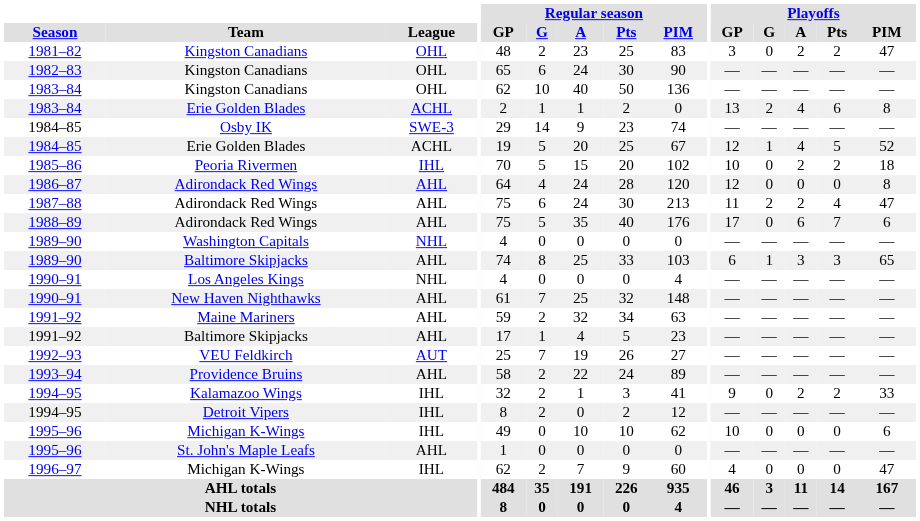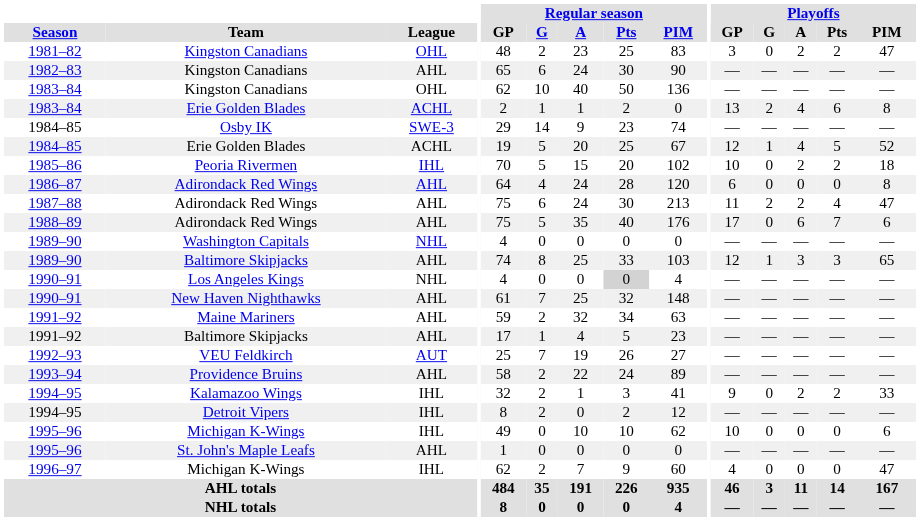(431, 70) OHL -> (431, 70) AHL
(732, 184) 12 -> (732, 184) 6
(732, 260) 6 -> (732, 260) 12
(626, 279) no background -> (626, 279) lightgrey background
